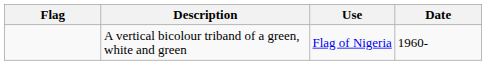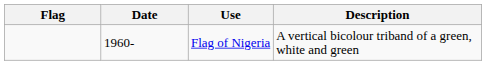columns swapped: (438, 14) <-> (205, 14)
